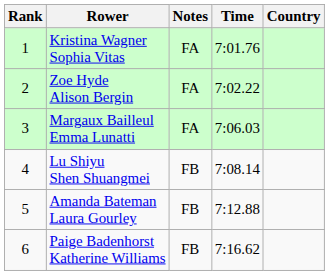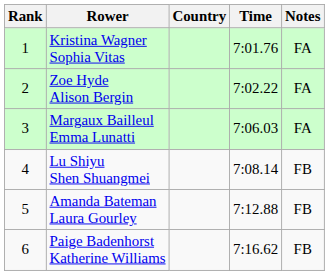columns swapped: (294, 16) <-> (190, 16)
